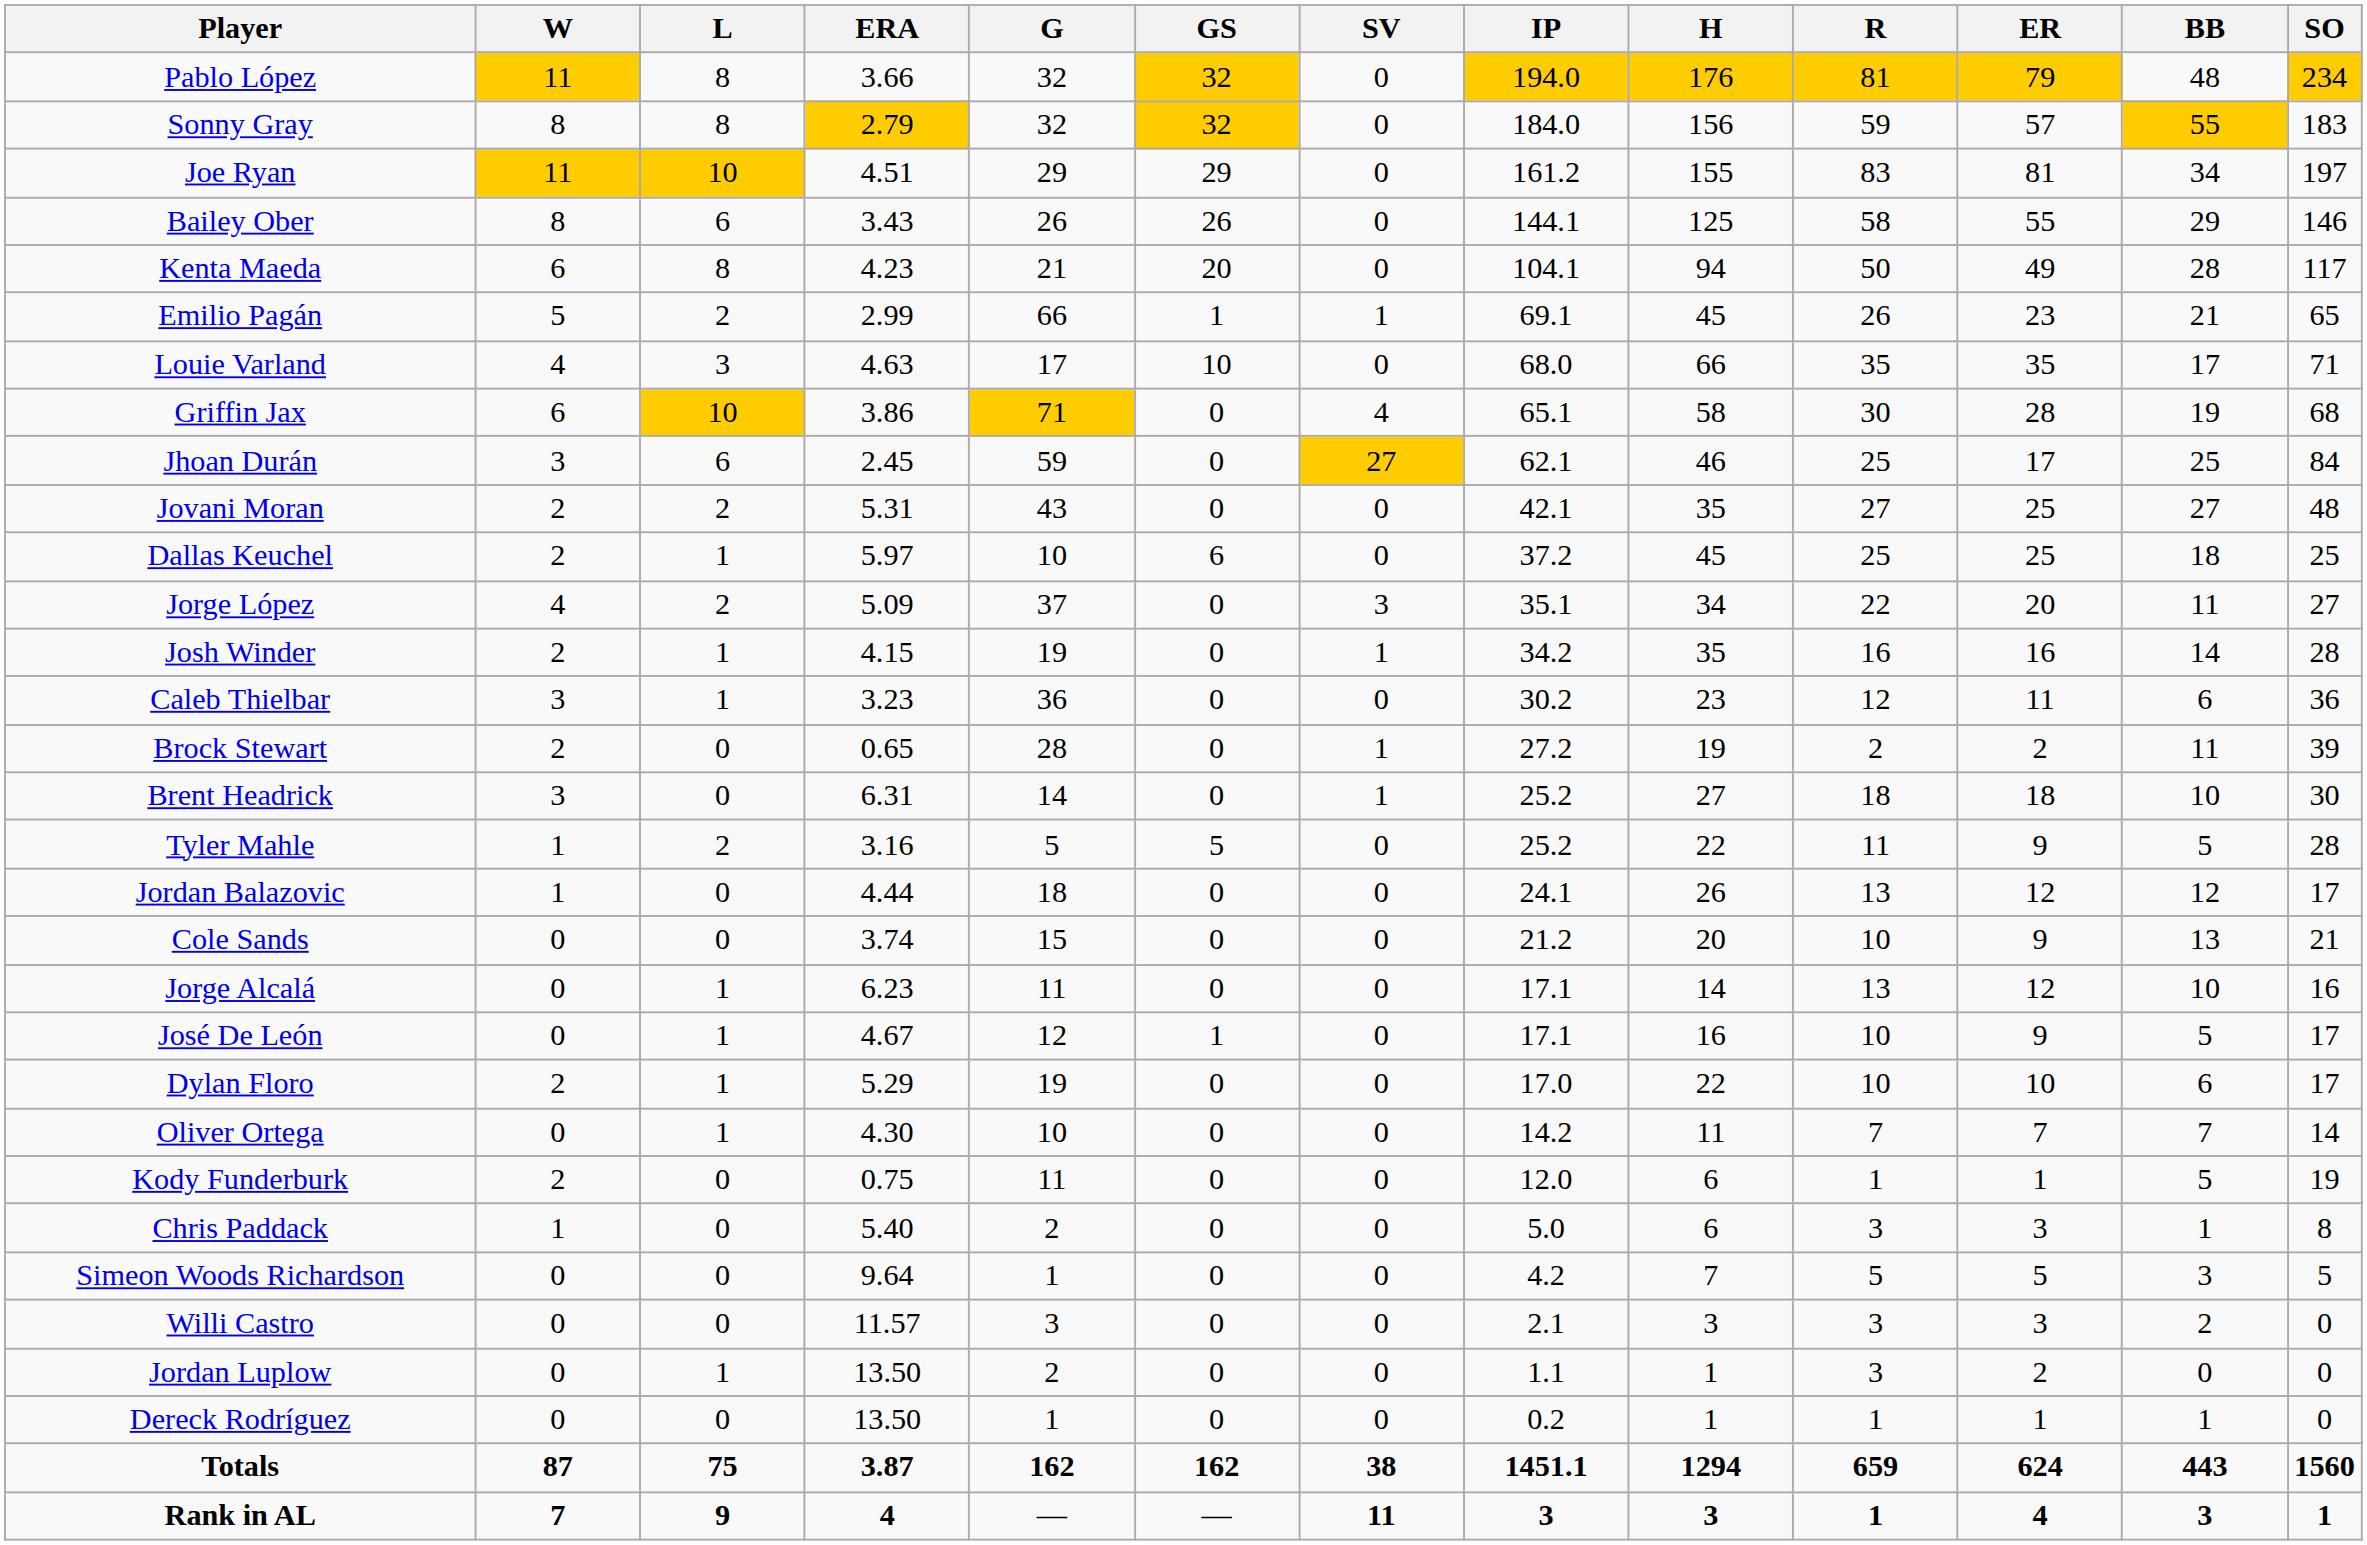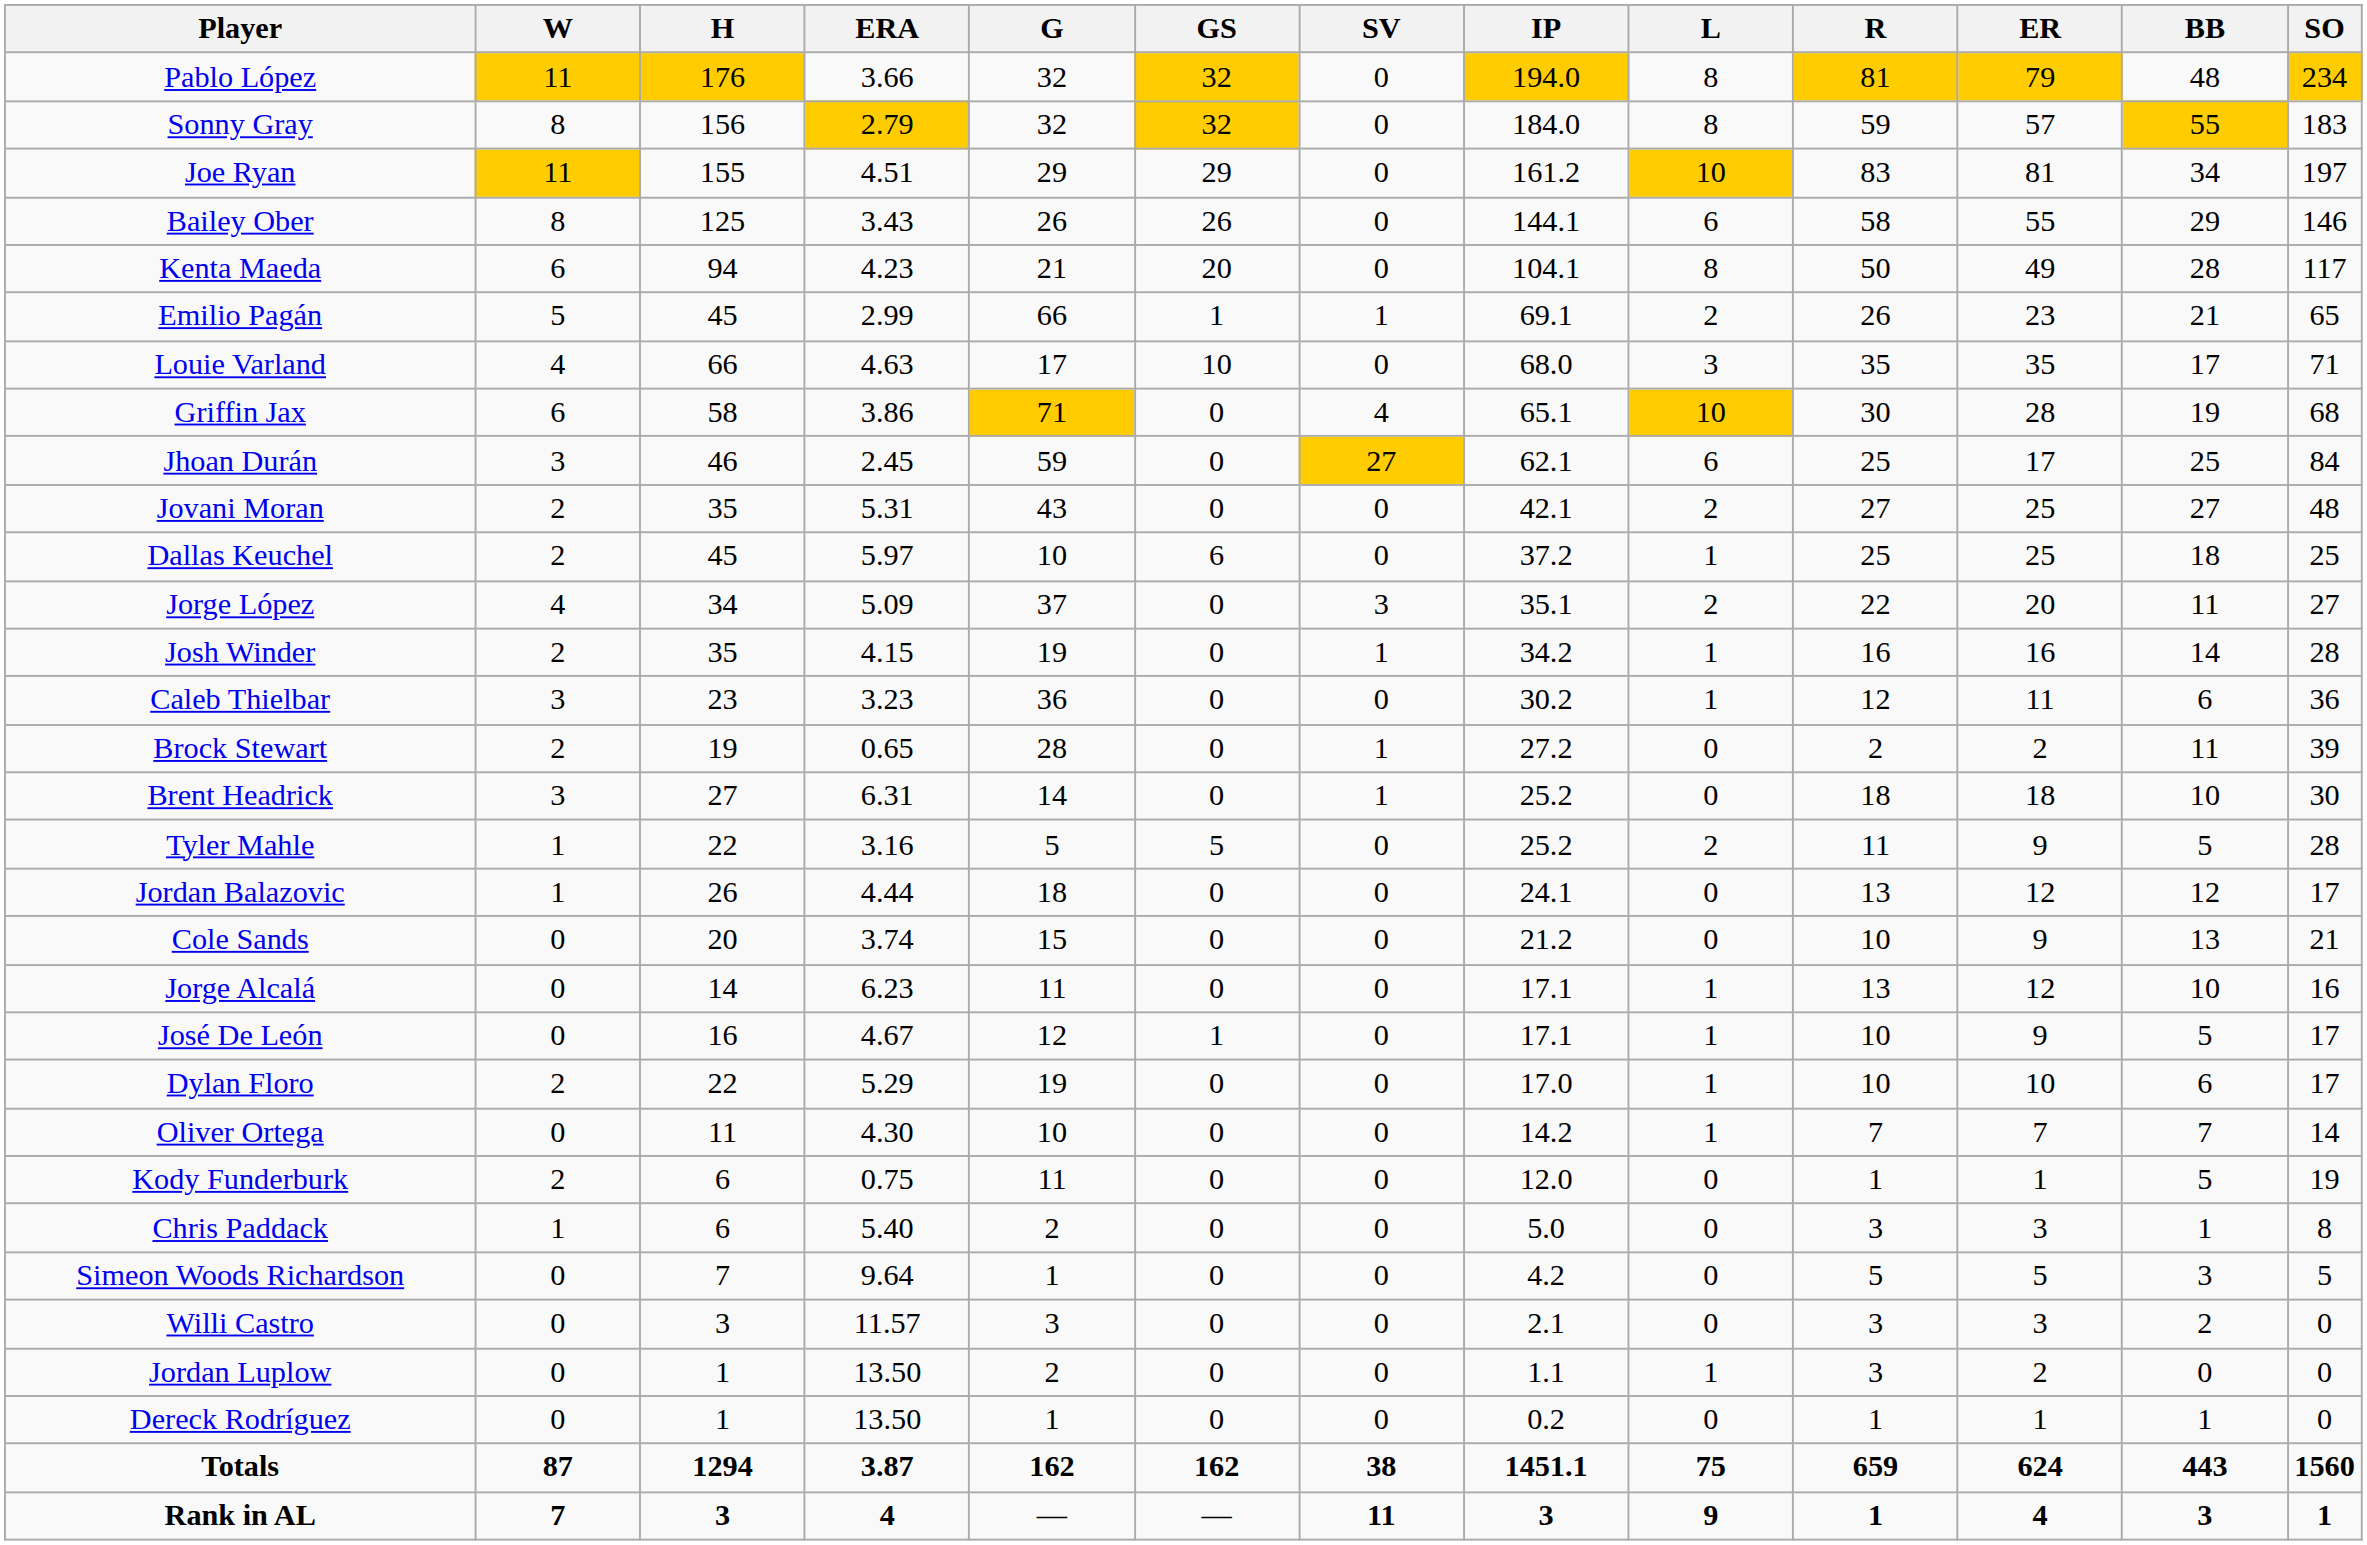columns swapped: (722, 28) <-> (1711, 28)
